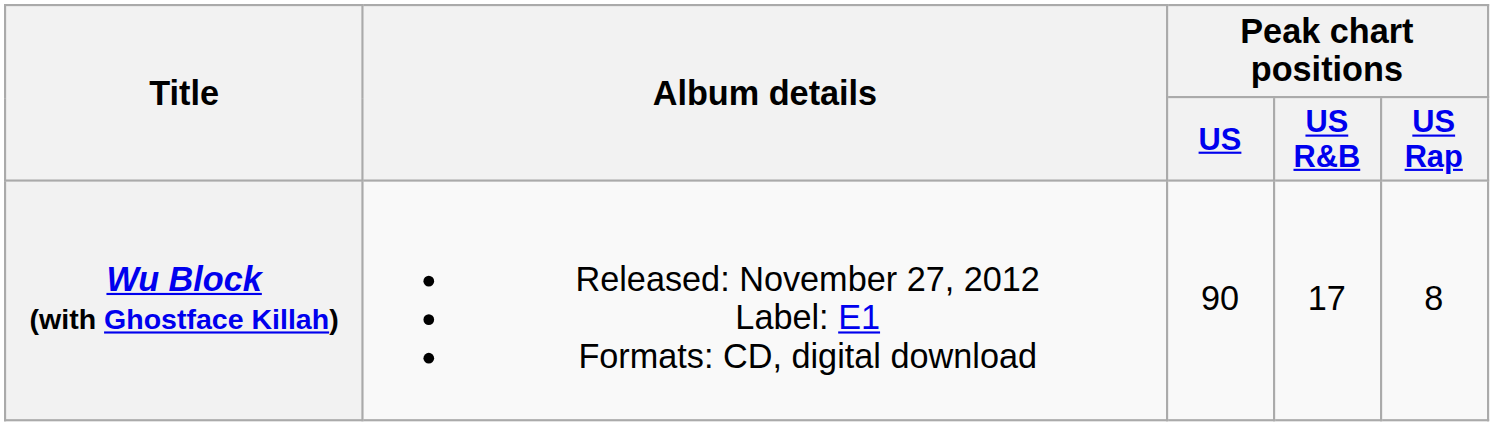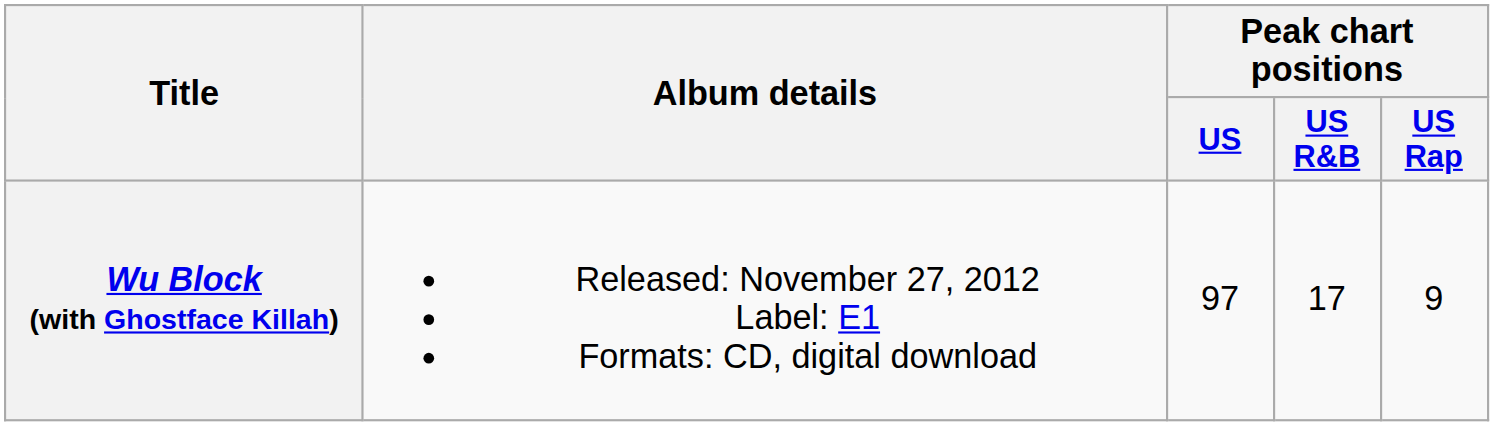(1220, 299) 90 -> (1220, 299) 97
(1434, 299) 8 -> (1434, 299) 9
